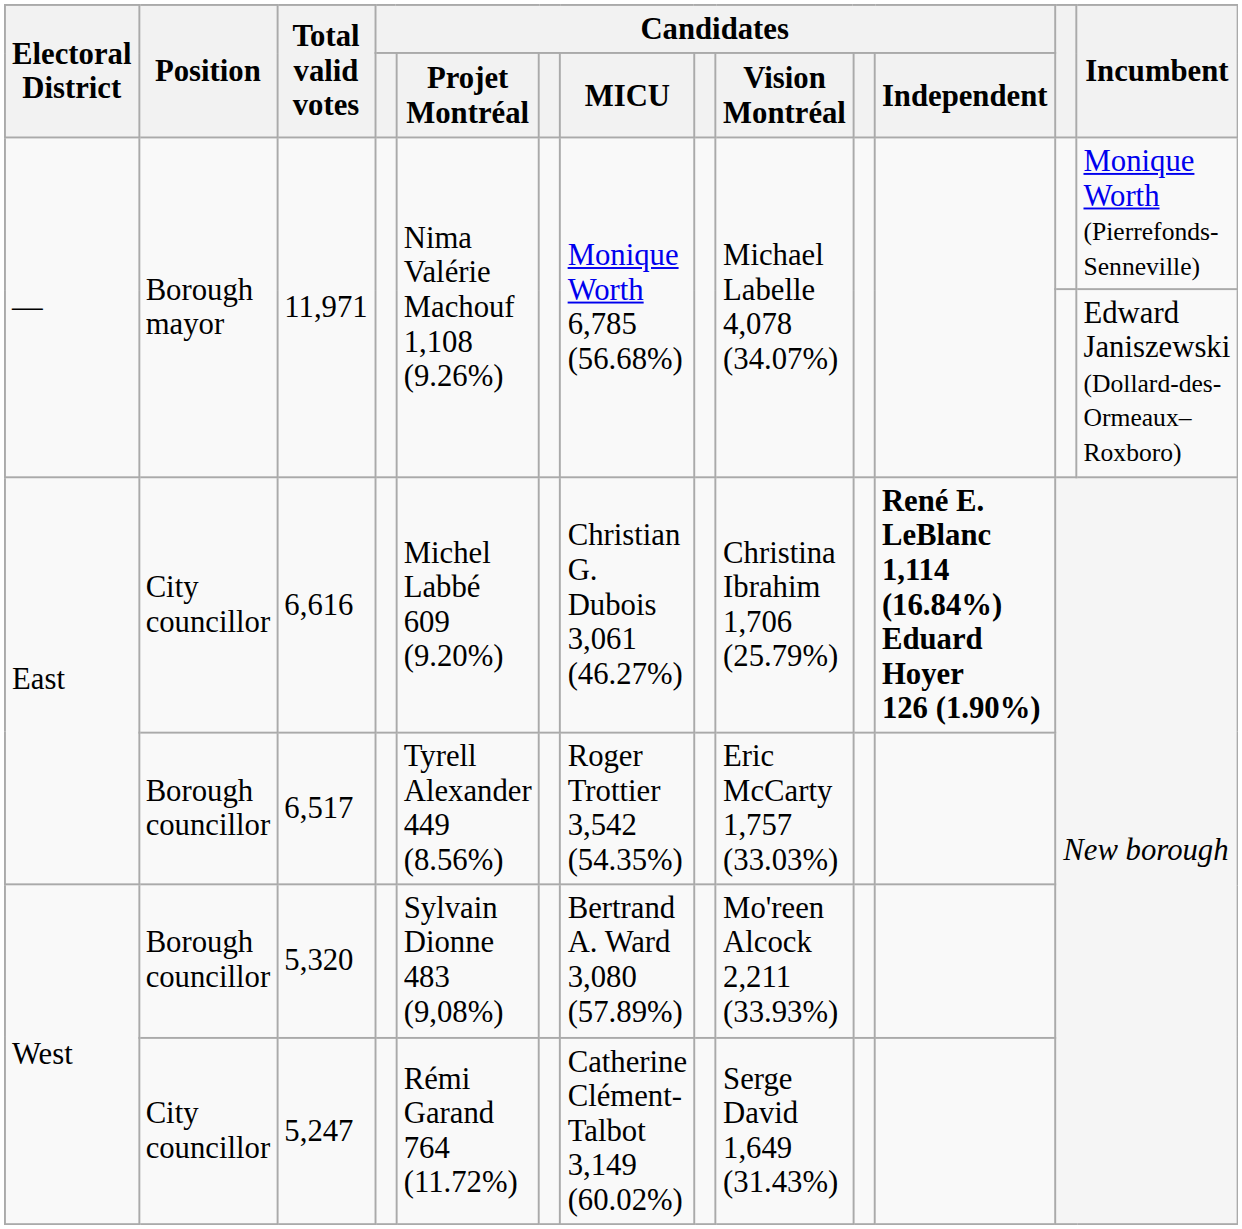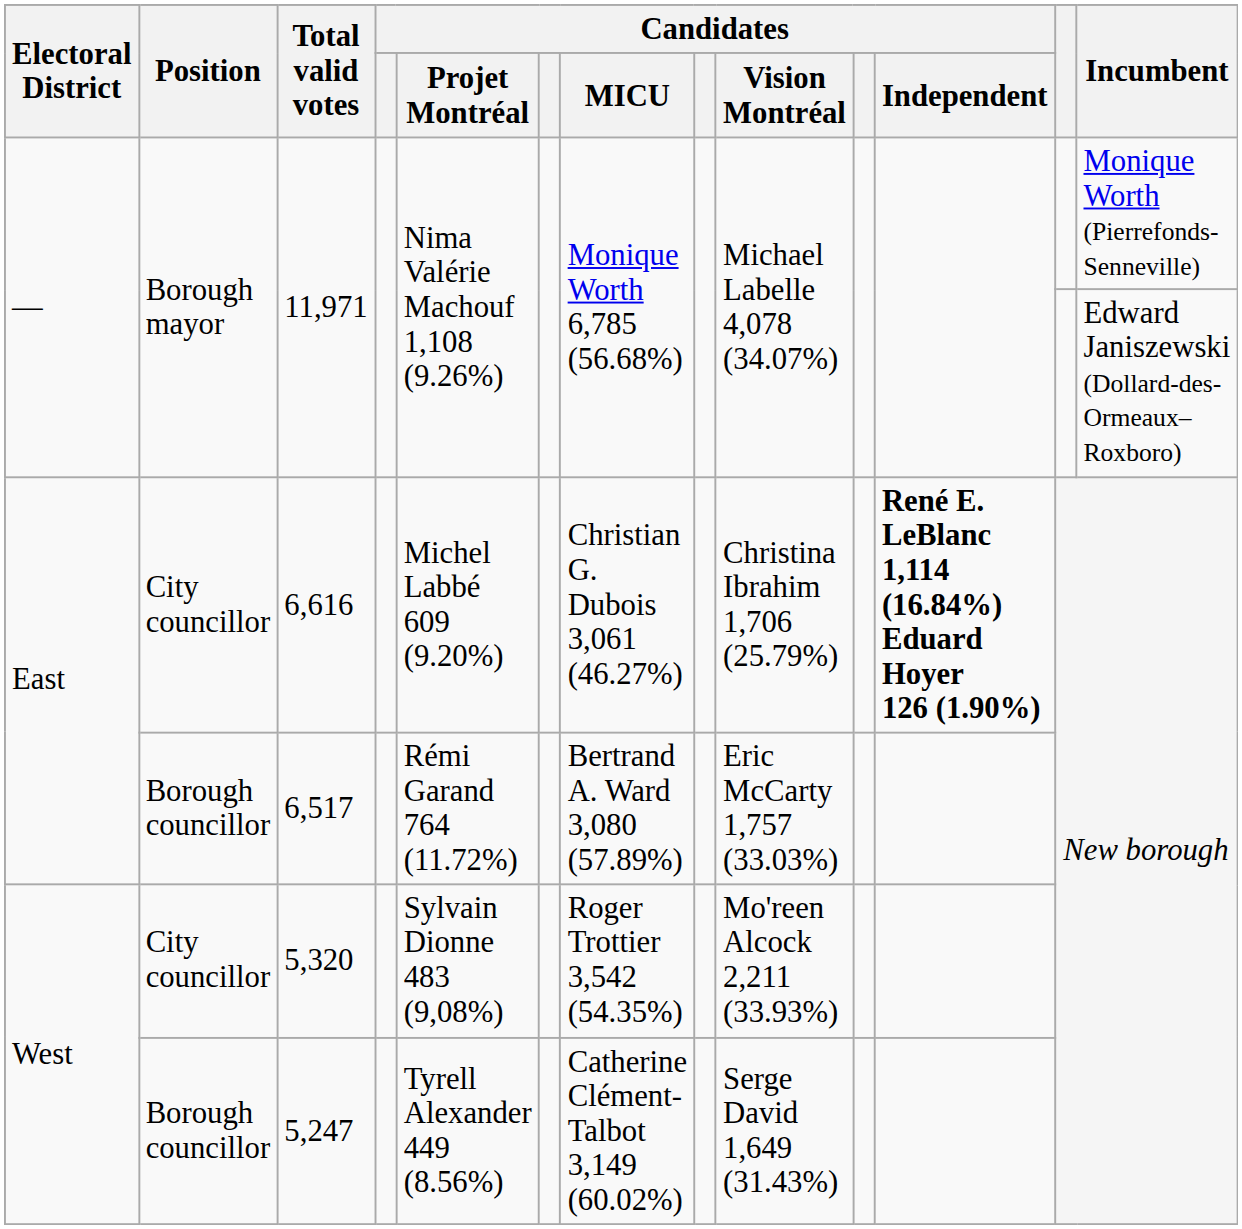(468, 808) Tyrell Alexander 449 (8.56%) -> (461, 808) Rémi Garand 764 (11.72%)
(625, 808) Roger Trottier 3,542 (54.35%) -> (625, 808) Bertrand A. Ward 3,080 (57.89%)
(208, 960) Borough councillor -> (208, 960) City councillor
(625, 960) Bertrand A. Ward 3,080 (57.89%) -> (625, 960) Roger Trottier 3,542 (54.35%)
(208, 1130) City councillor -> (208, 1130) Borough councillor
(461, 1130) Rémi Garand 764 (11.72%) -> (468, 1130) Tyrell Alexander 449 (8.56%)
